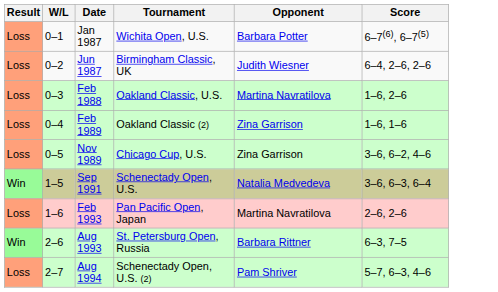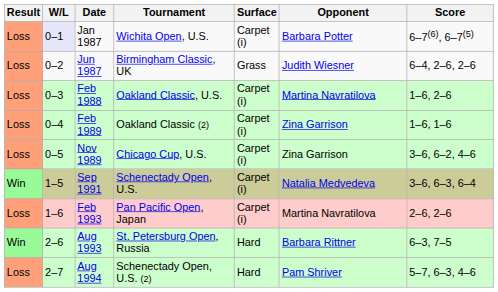+ column: (257, 13)
(54, 36) no background -> (54, 36) lavender background
